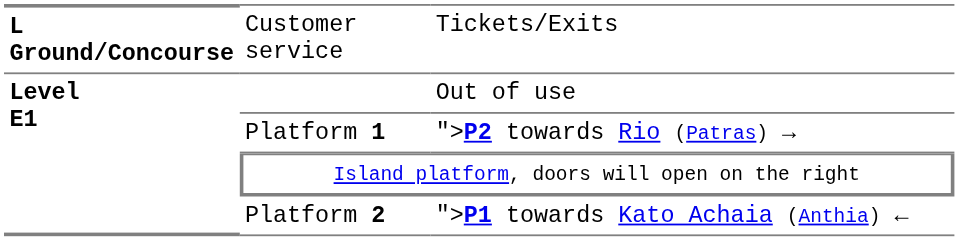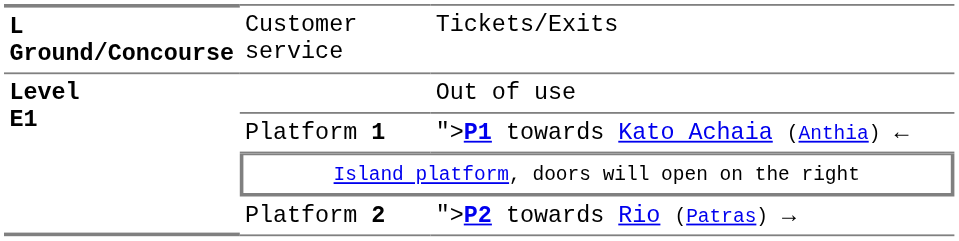(616, 133) ">P2 towards Rio (Patras) → -> (672, 133) ">P1 towards Kato Achaia (Anthia) ←
(672, 215) ">P1 towards Kato Achaia (Anthia) ← -> (616, 215) ">P2 towards Rio (Patras) →
